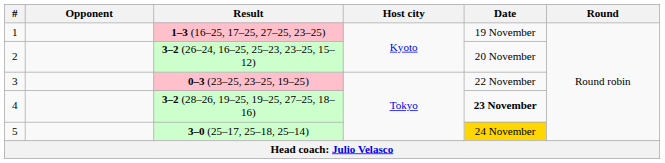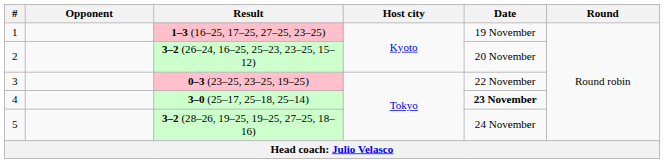(248, 106) 3–2 (28–26, 19–25, 19–25, 27–25, 18–16) -> (248, 100) 3–0 (25–17, 25–18, 25–14)
(248, 131) 3–0 (25–17, 25–18, 25–14) -> (248, 125) 3–2 (28–26, 19–25, 19–25, 27–25, 18–16)
(505, 131) gold background -> (505, 125) no background
